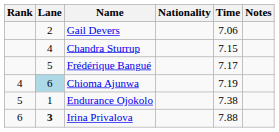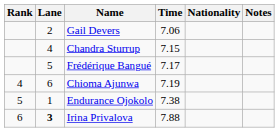columns swapped: (184, 13) <-> (228, 13)
(50, 83) lightblue background -> (50, 83) no background
